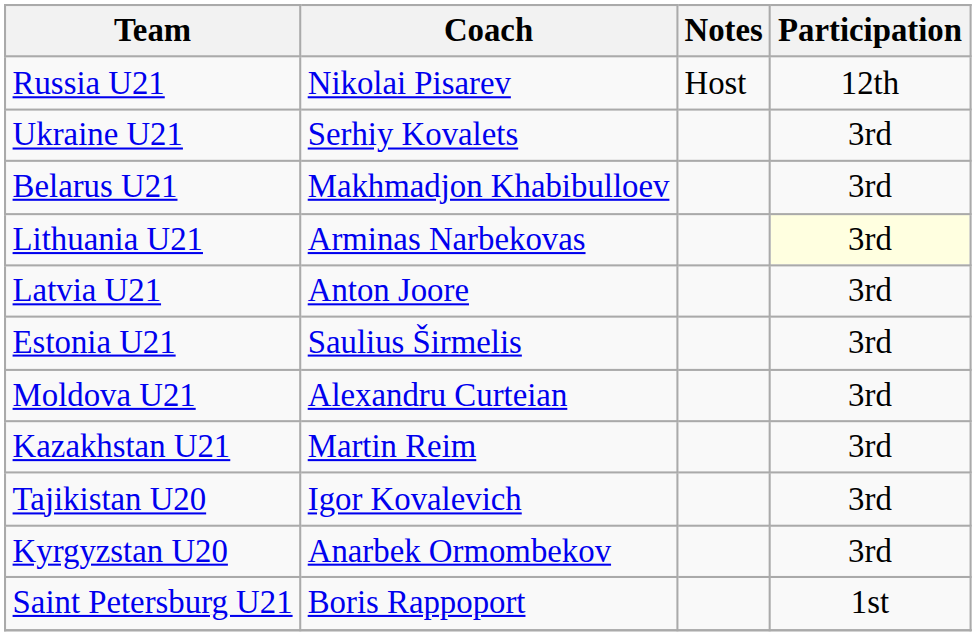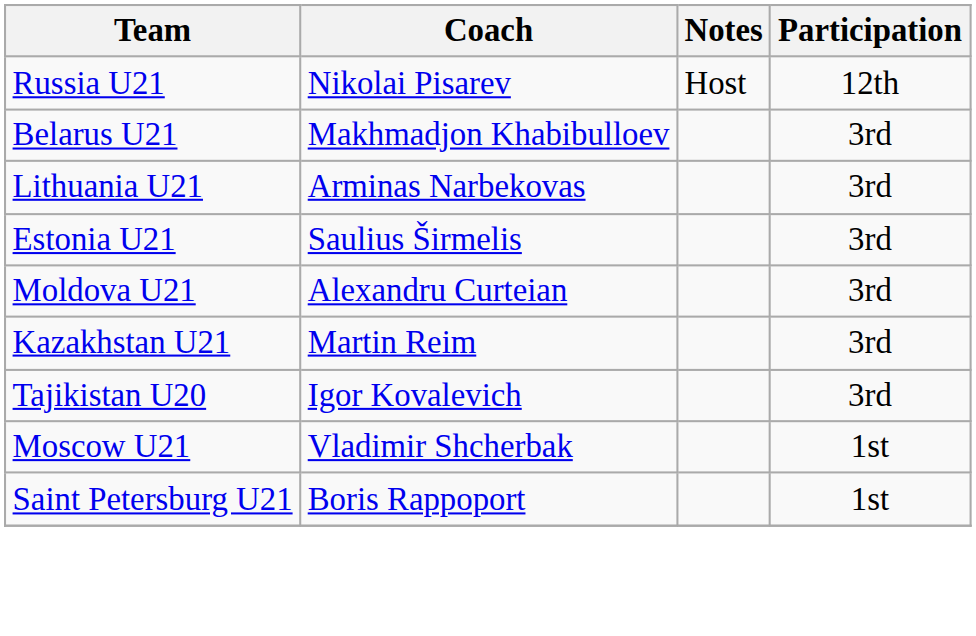- row: (98, 134)
(870, 238) lightyellow background -> (870, 186) no background
- row: (87, 290)
- row: (120, 550)
+ row: (101, 446)
